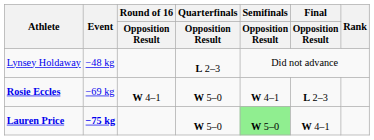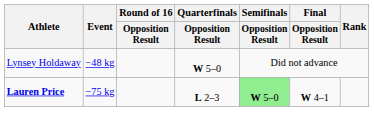(208, 69) L 2–3 -> (207, 69) W 5–0
- row: (34, 92)
(100, 121) bold -> (100, 92) normal
(208, 127) W 5–0 -> (207, 98) L 2–3
